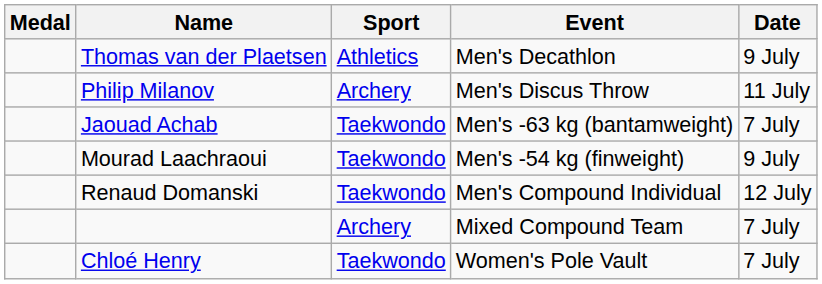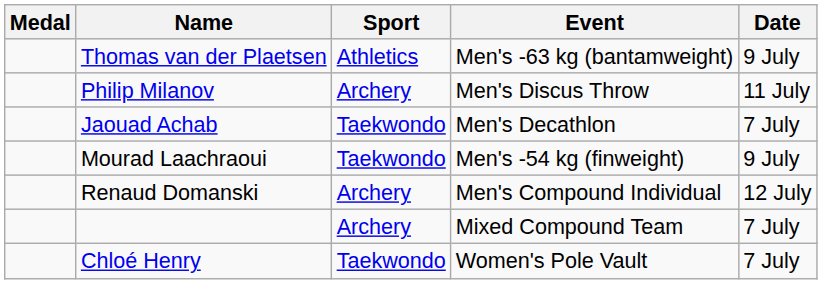(536, 56) Men's Decathlon -> (595, 56) Men's -63 kg (bantamweight)
(595, 124) Men's -63 kg (bantamweight) -> (536, 124) Men's Decathlon
(391, 193) Taekwondo -> (374, 193) Archery
